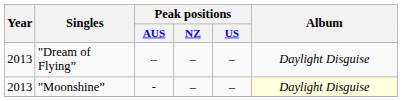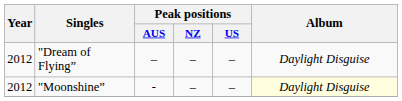(20, 59) 2013 -> (20, 59) 2012
(20, 86) 2013 -> (20, 86) 2012
